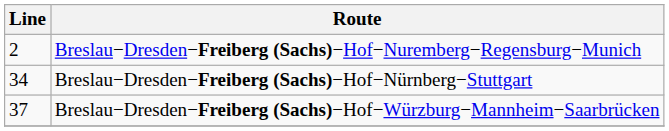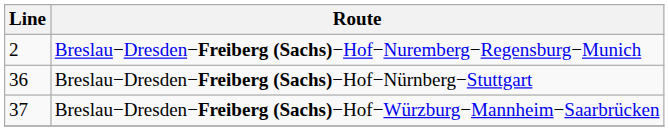(19, 79) 34 -> (19, 79) 36
